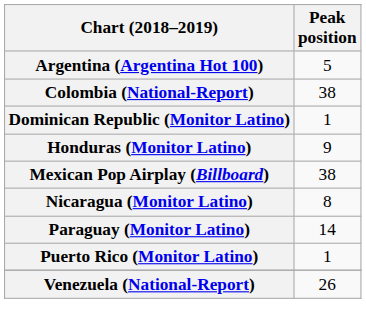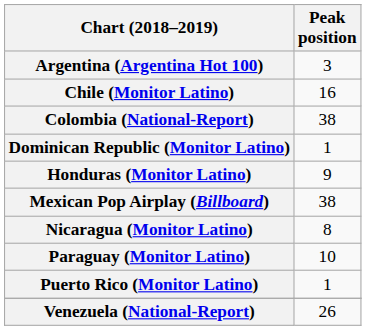(327, 65) 5 -> (327, 65) 3
+ row: (149, 92)
(327, 229) 14 -> (327, 256) 10
